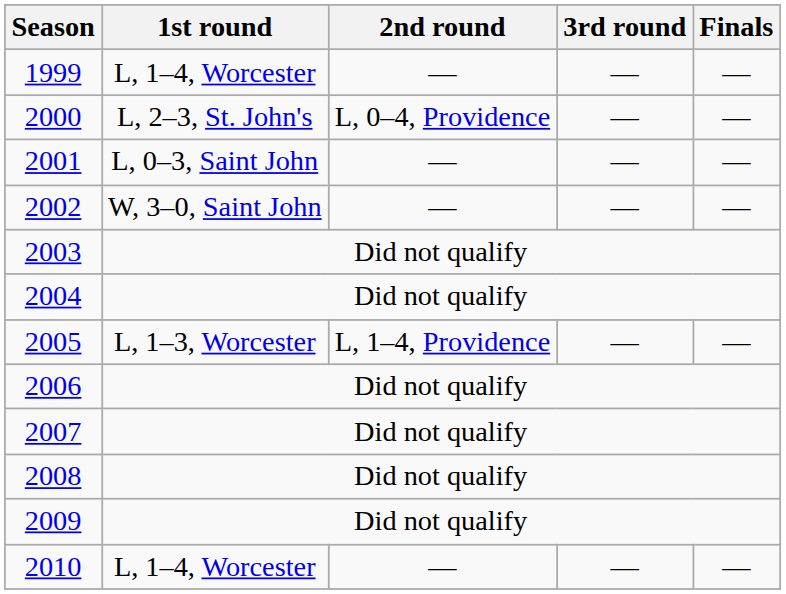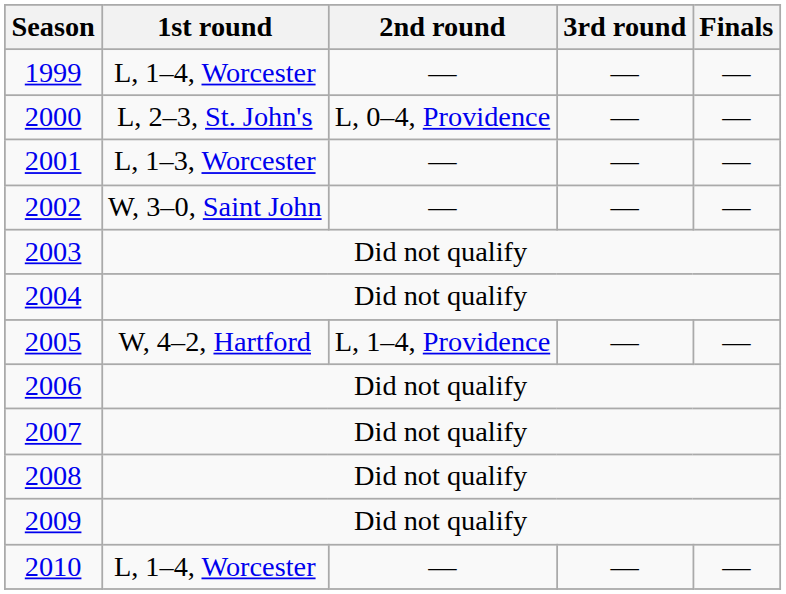(215, 161) L, 0–3, Saint John -> (215, 161) L, 1–3, Worcester
(215, 341) L, 1–3, Worcester -> (215, 341) W, 4–2, Hartford
